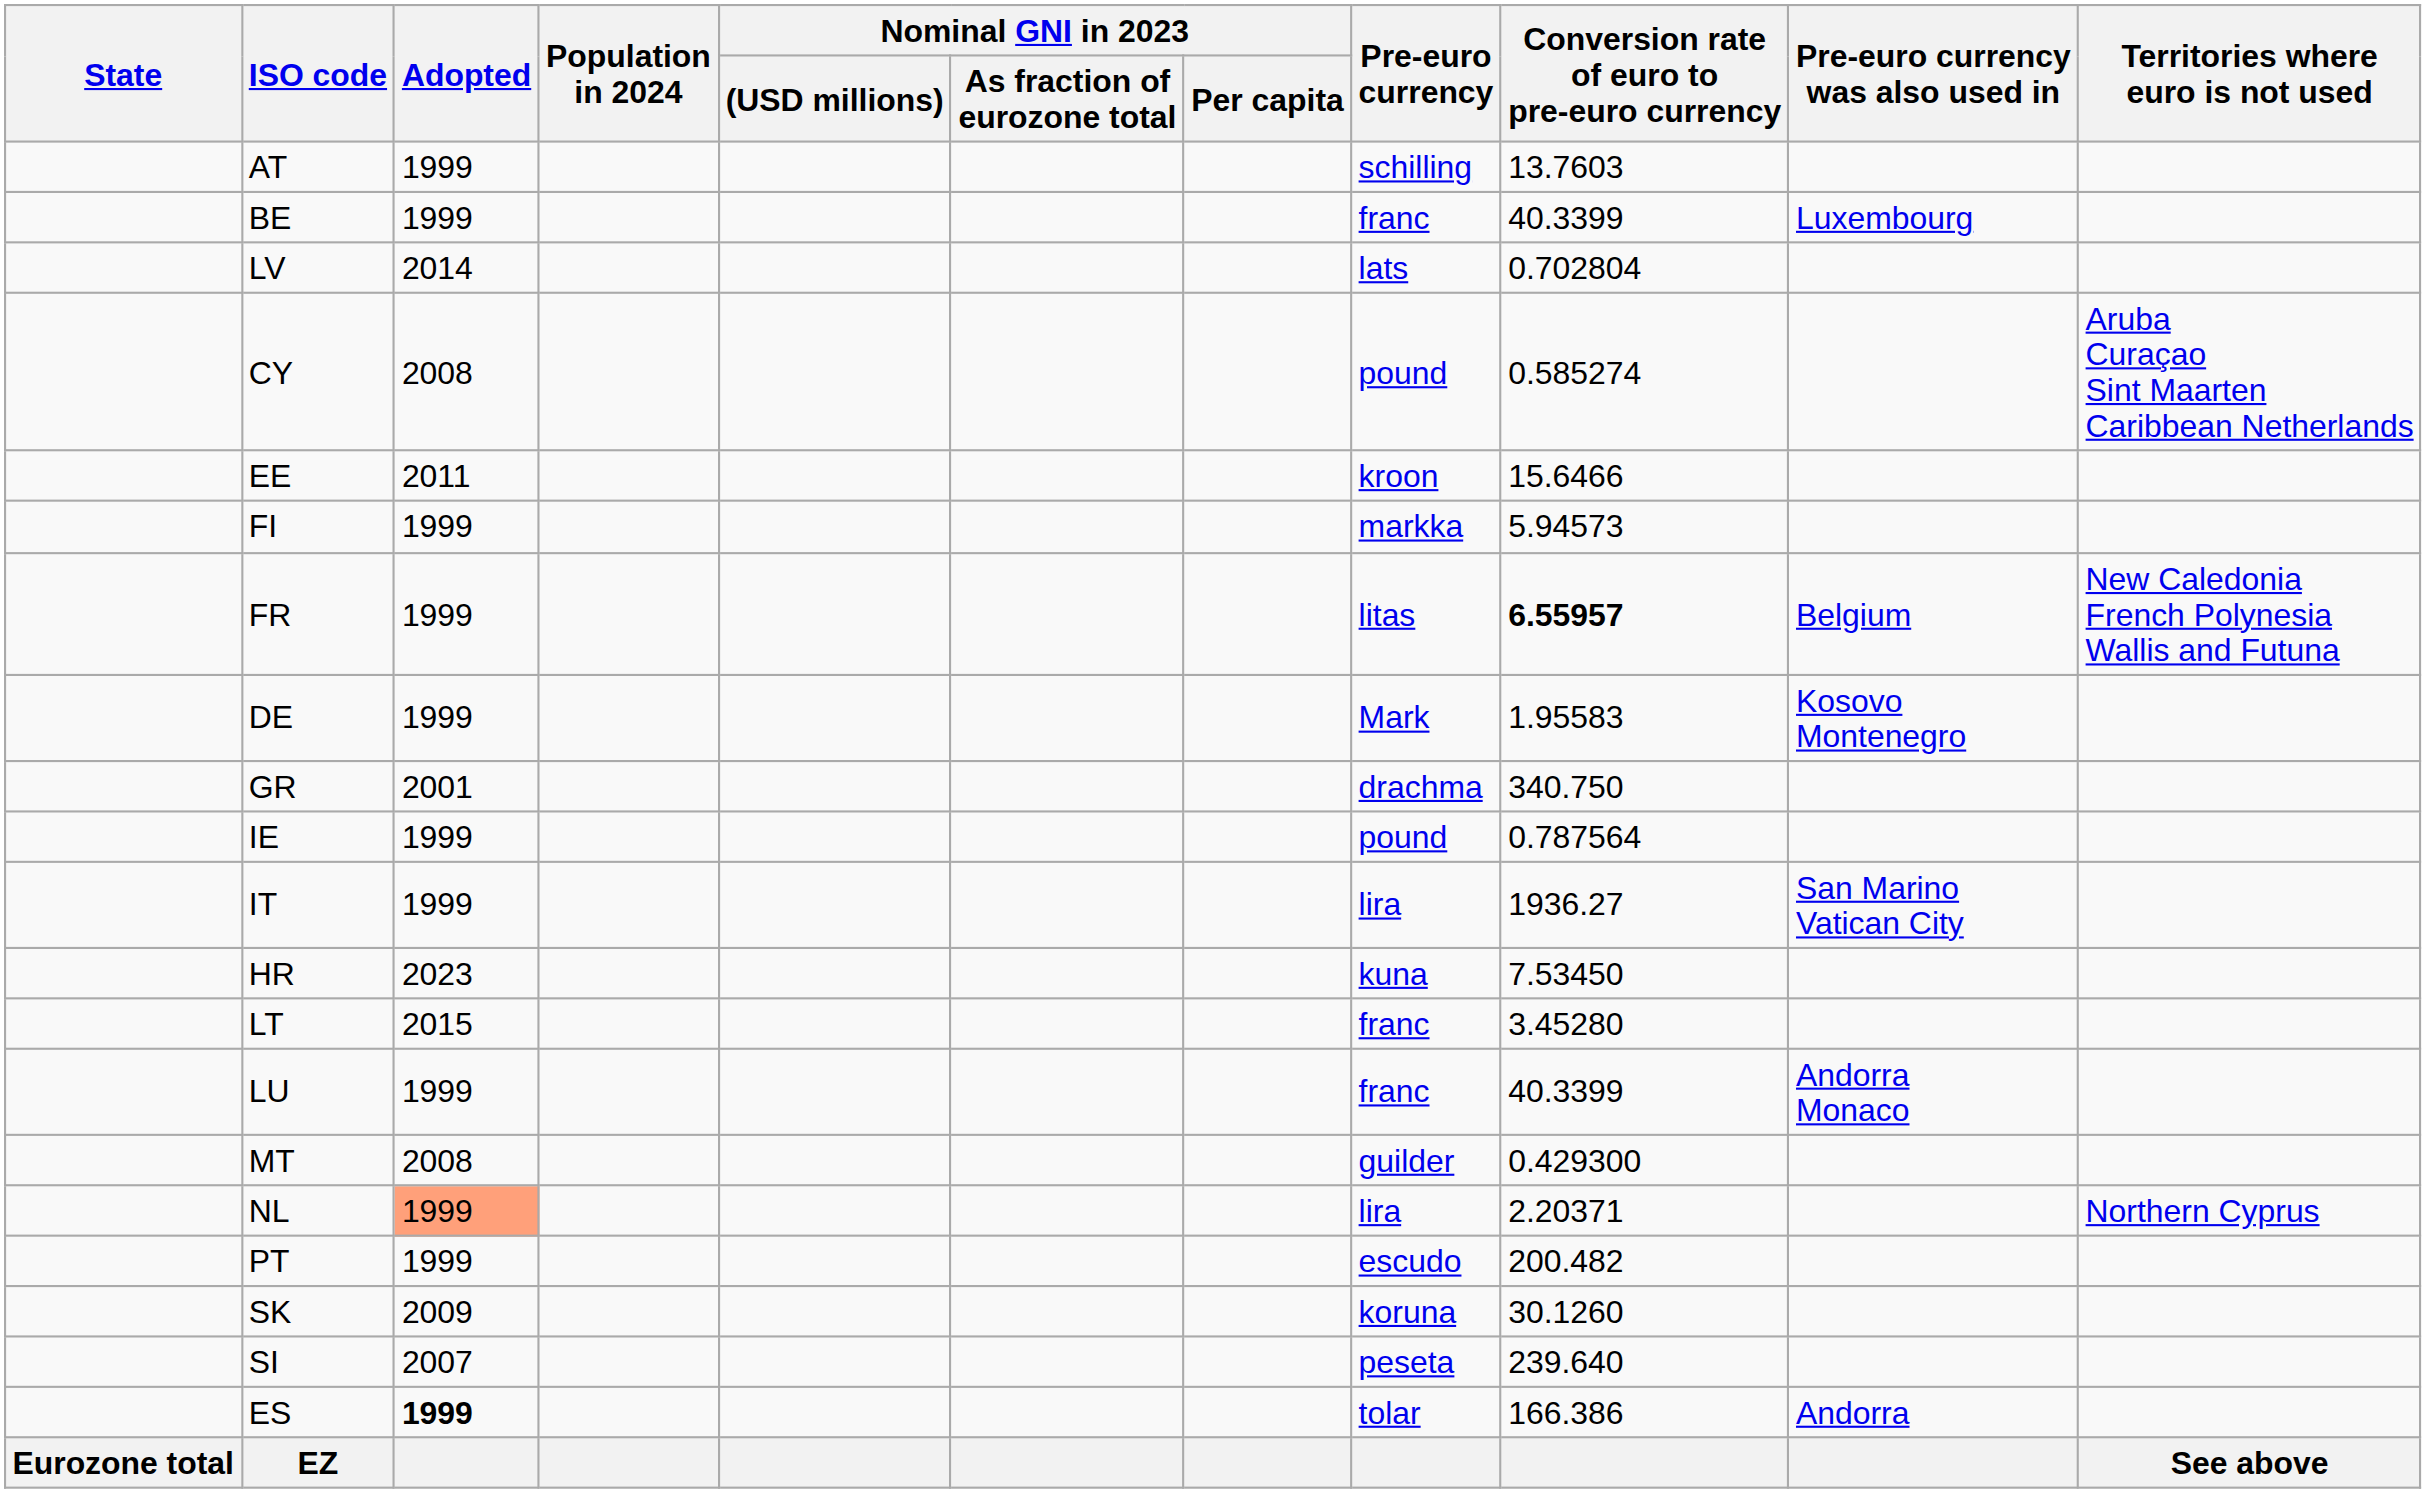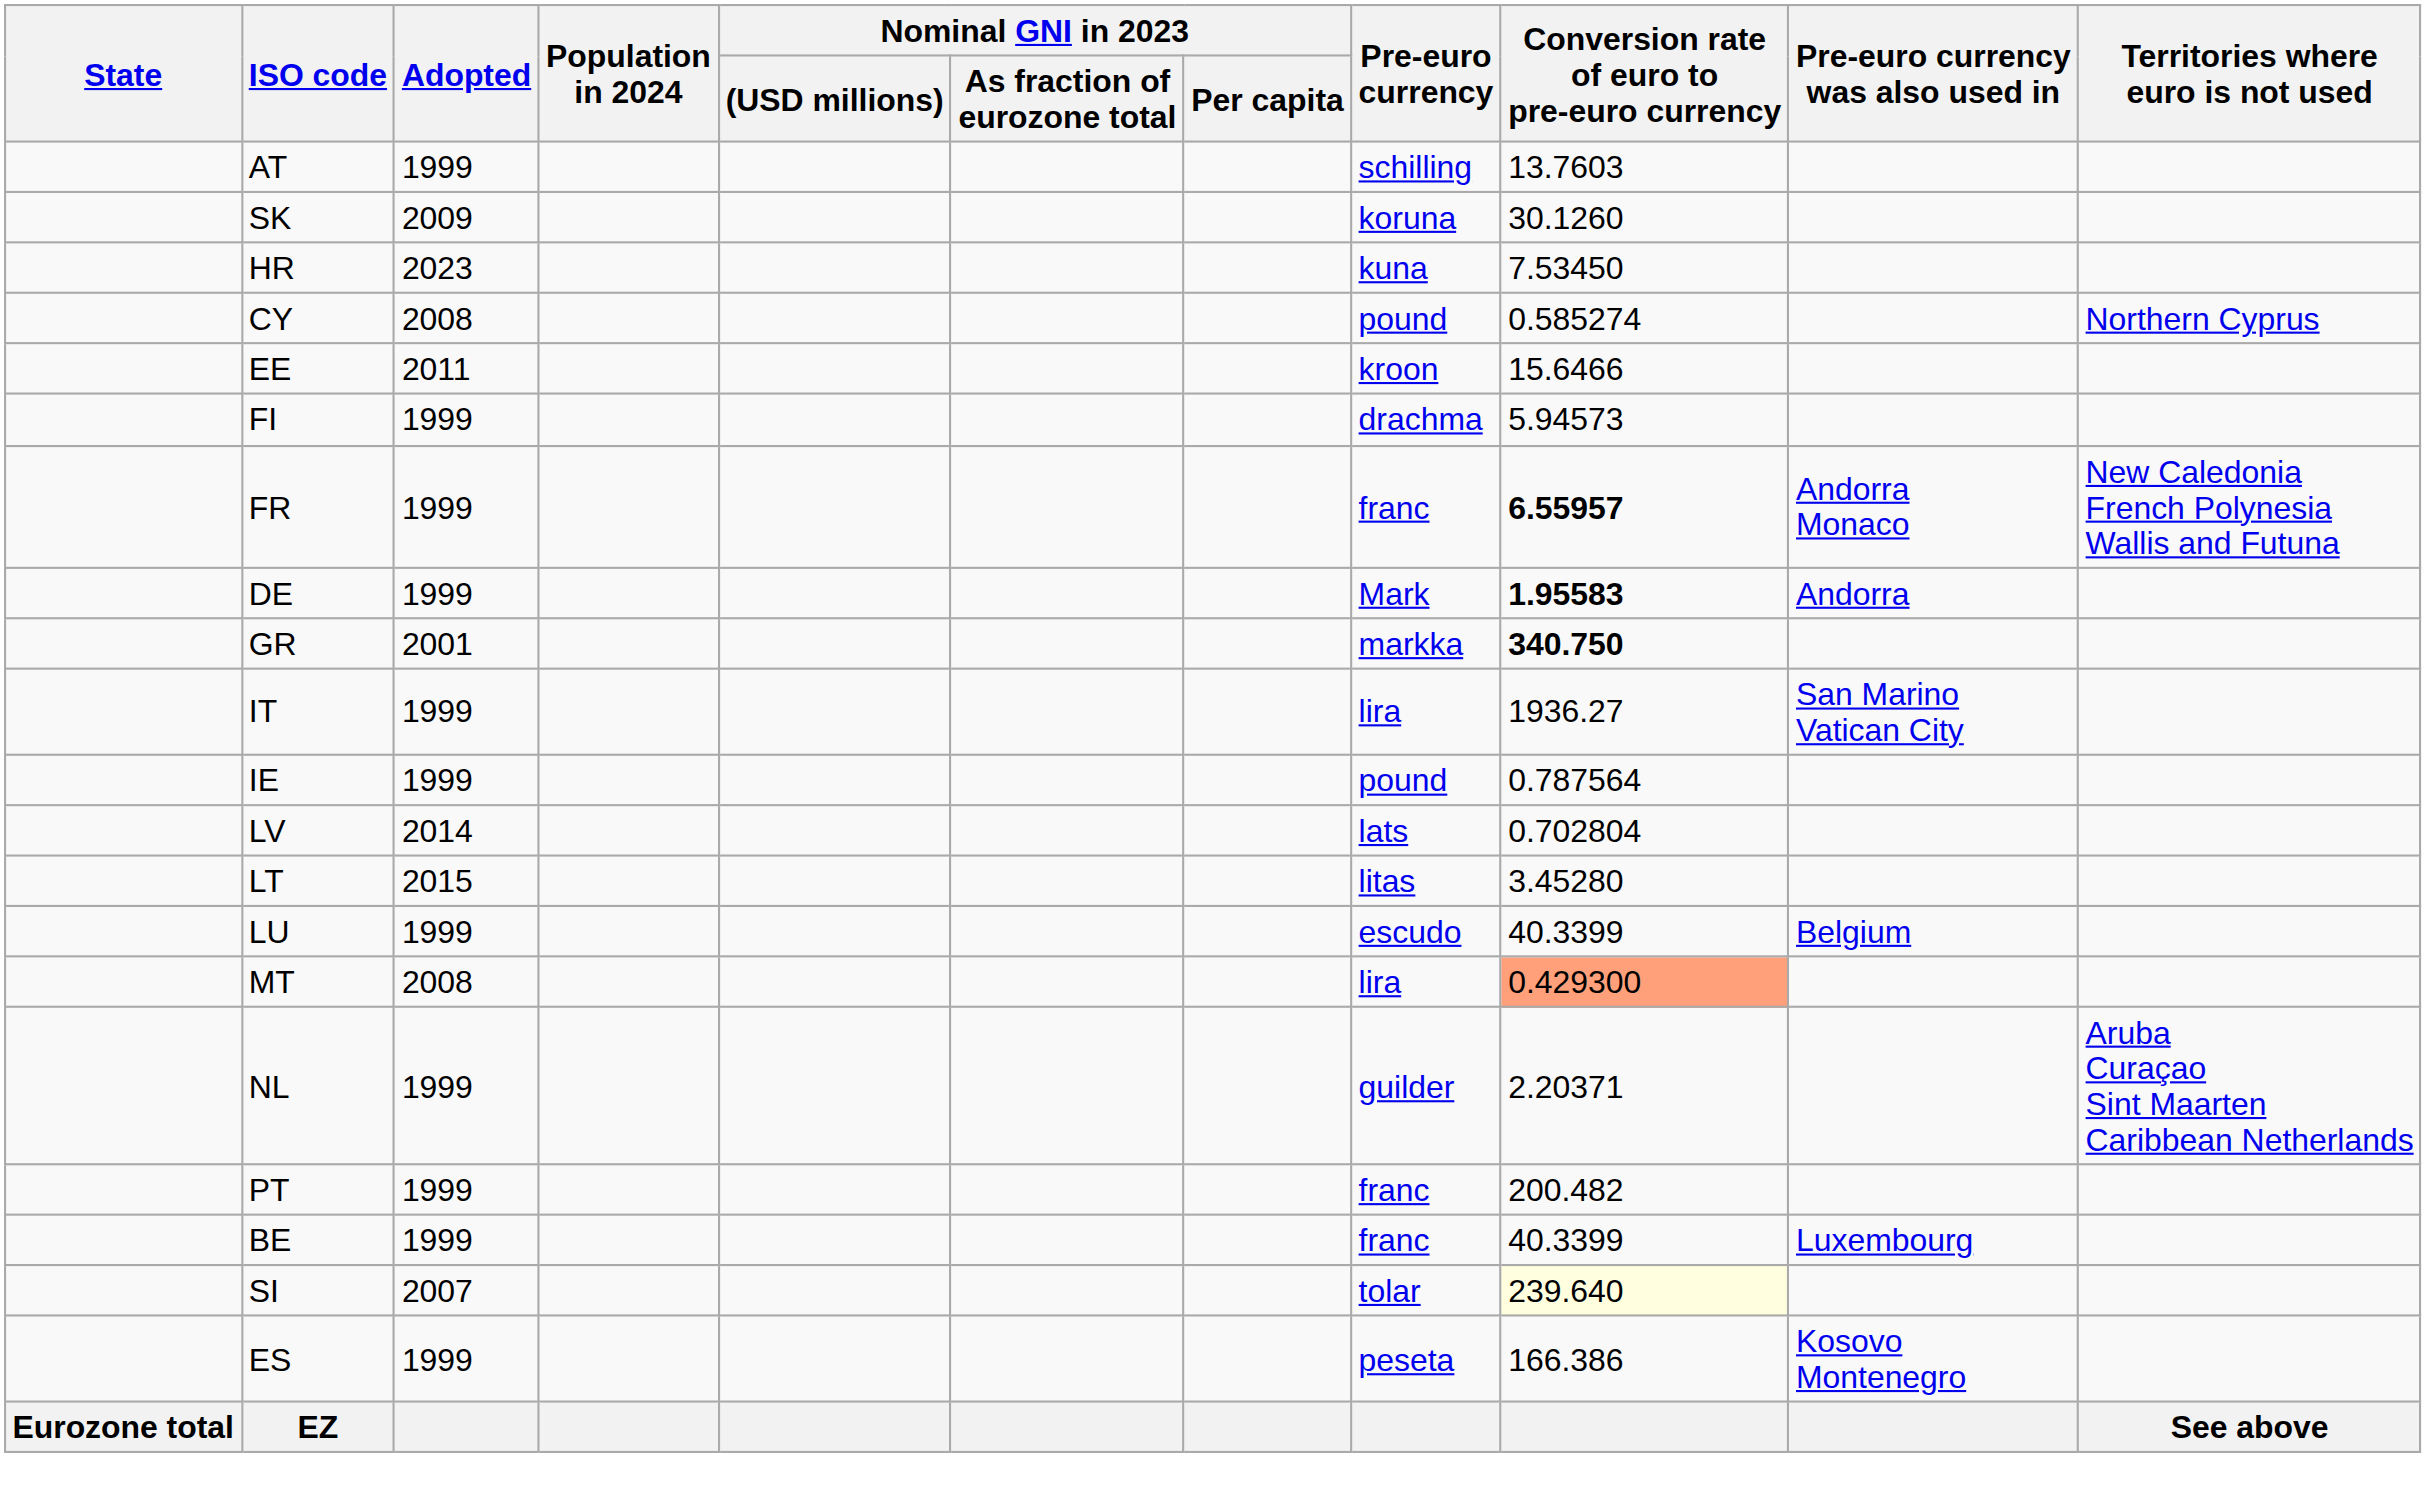rows swapped: (270, 218) <-> (270, 1312)
rows swapped: (272, 973) <-> (267, 268)
(2250, 372) Aruba Curaçao Sint Maarten Caribbean Netherlands -> (2203, 319) Northern Cyprus
(1411, 527) markka -> (1421, 420) drachma
(1387, 613) litas -> (1394, 506) franc
(1854, 613) Belgium -> (1853, 506) Andorra Monaco
(1566, 717) normal -> (1566, 592) bold
(1881, 717) Kosovo Montenegro -> (1853, 592) Andorra
(1421, 786) drachma -> (1411, 643) markka
(1566, 786) normal -> (1566, 643) bold
rows swapped: (264, 836) <-> (263, 905)
(1394, 1024) franc -> (1387, 881) litas
(1394, 1092) franc -> (1410, 931) escudo
(1853, 1092) Andorra Monaco -> (1854, 931) Belgium
(1406, 1160) guilder -> (1380, 982) lira
(1575, 1160) no background -> (1575, 982) lightsalmon background
(437, 1211) lightsalmon background -> (437, 1086) no background
(1380, 1211) lira -> (1406, 1086) guilder
(2203, 1211) Northern Cyprus -> (2250, 1086) Aruba Curaçao Sint Maarten Caribbean Netherlands
(1410, 1261) escudo -> (1394, 1190) franc
(1406, 1362) peseta -> (1390, 1291) tolar
(1566, 1362) no background -> (1566, 1291) lightyellow background
(437, 1413) bold -> (437, 1359) normal
(1390, 1413) tolar -> (1406, 1359) peseta
(1853, 1413) Andorra -> (1881, 1359) Kosovo Montenegro
